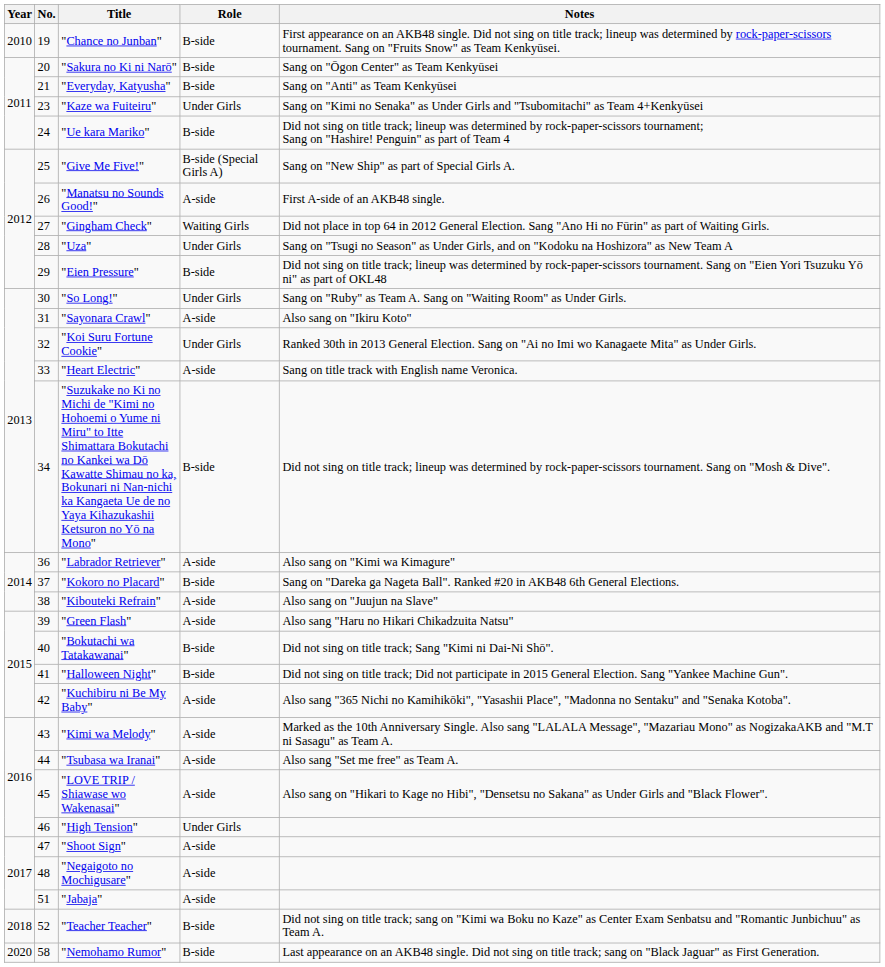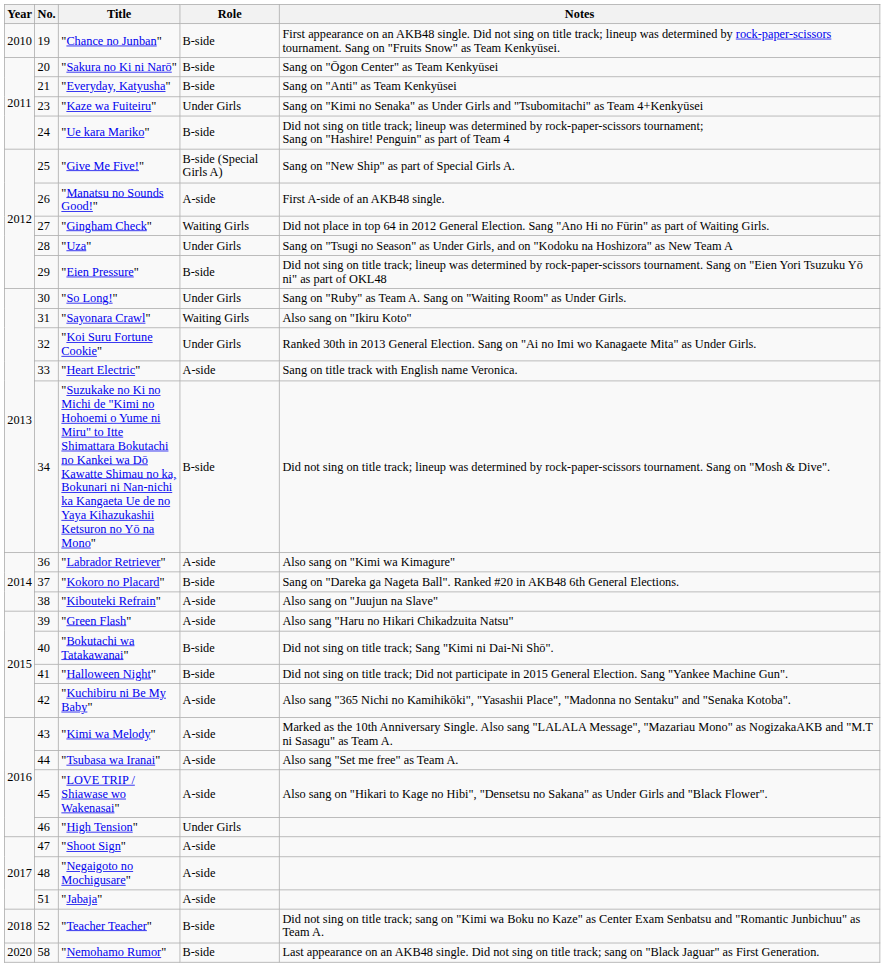(199, 318) A-side -> (216, 318) Waiting Girls
